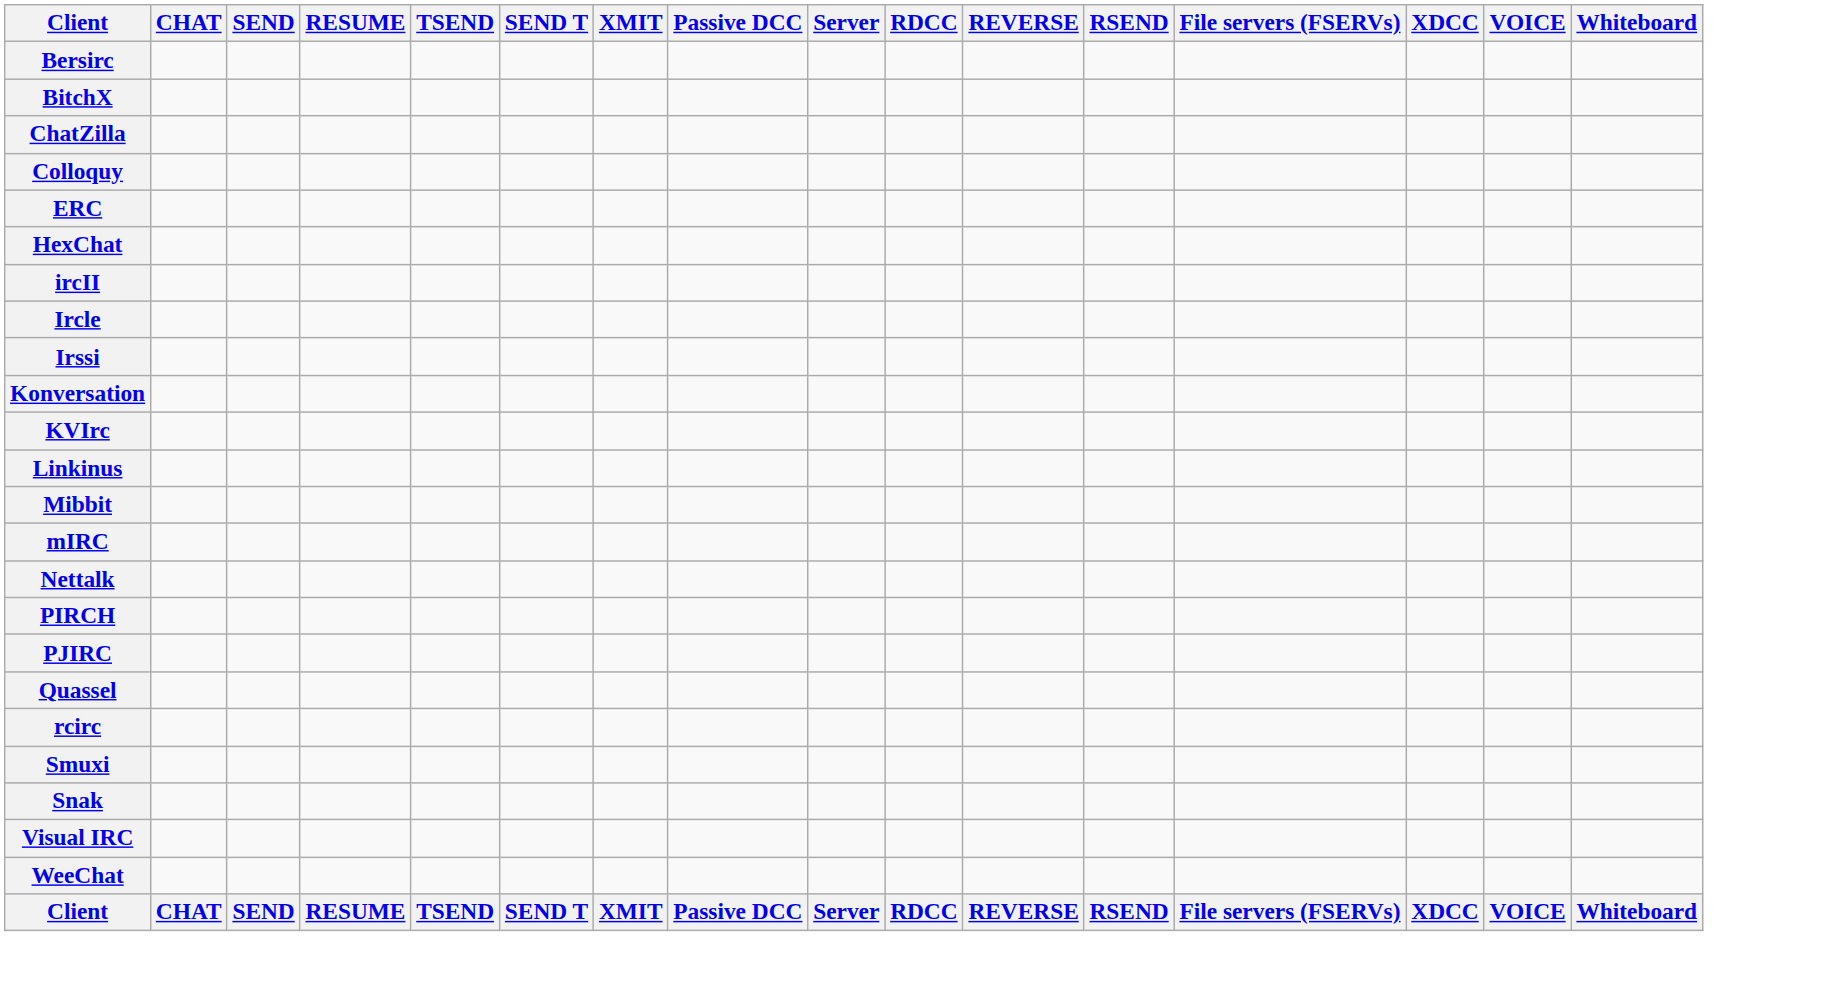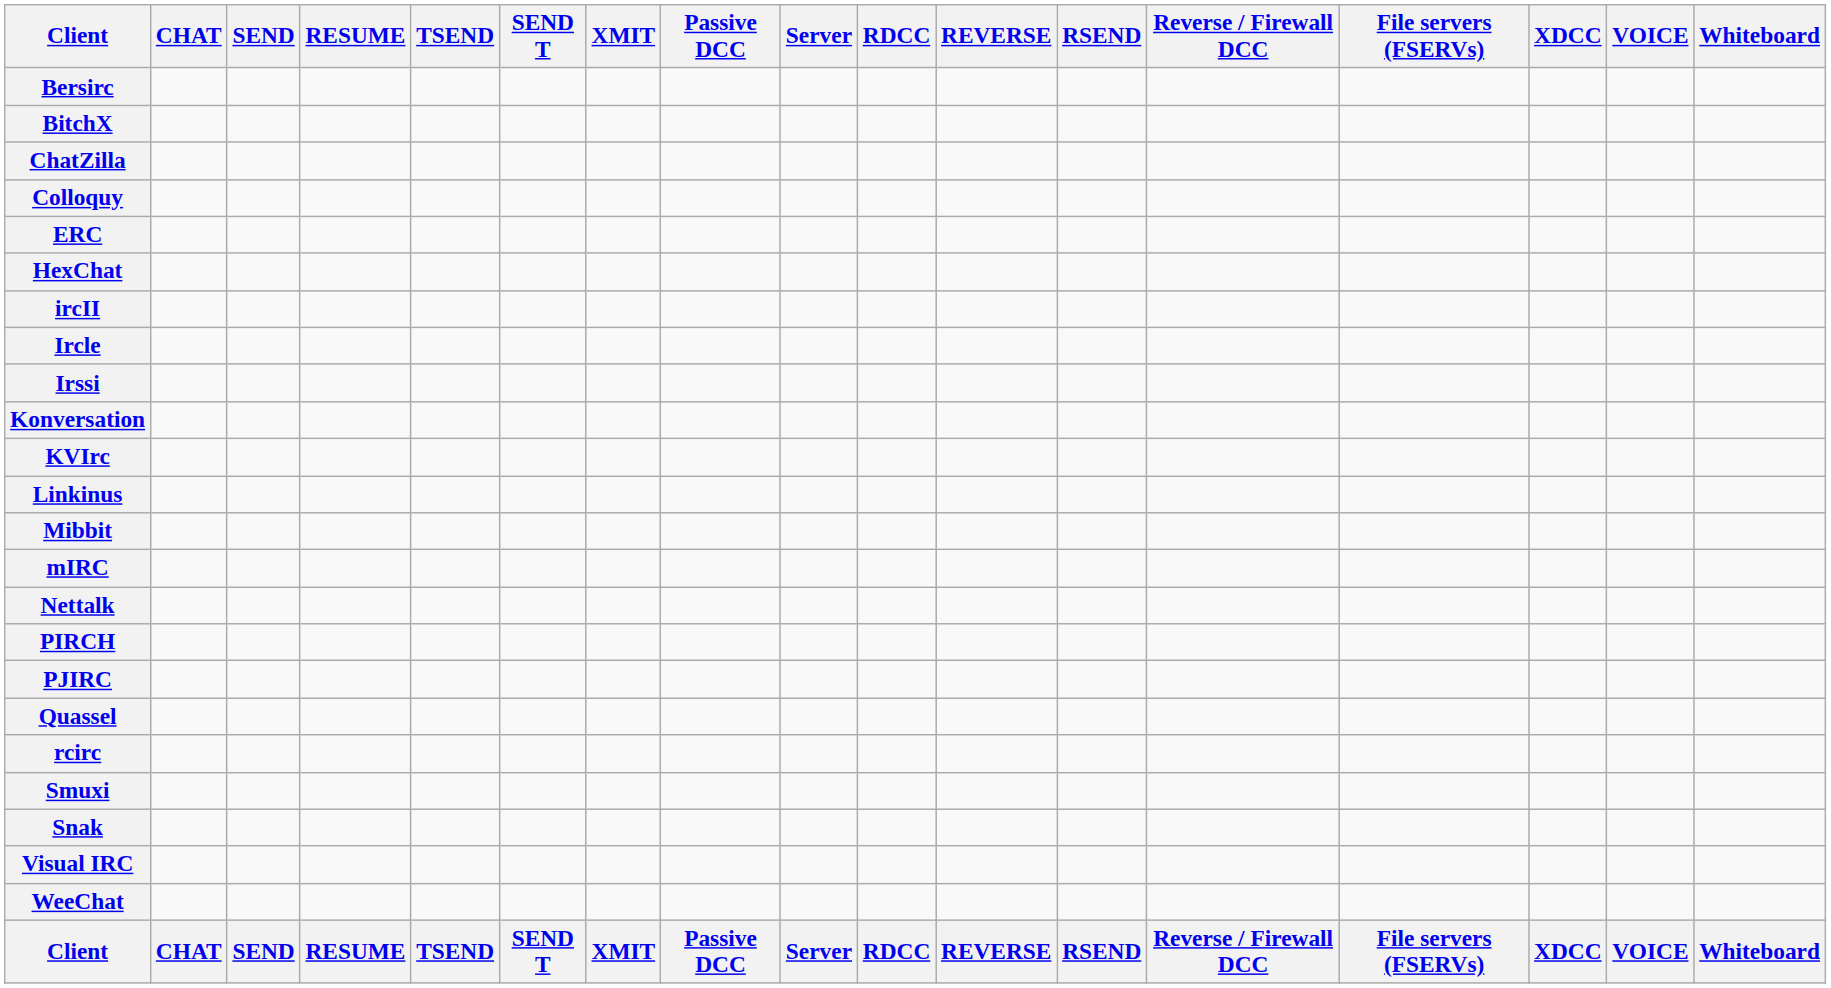+ column: (1243, 36)
